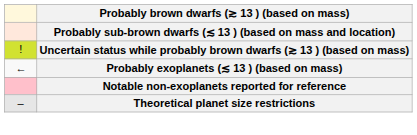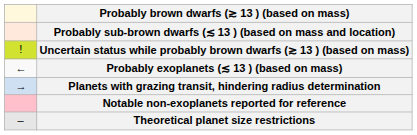+ row: (224, 86)
